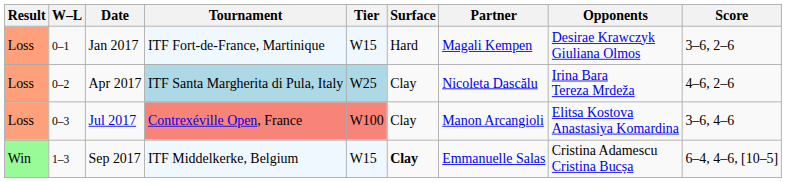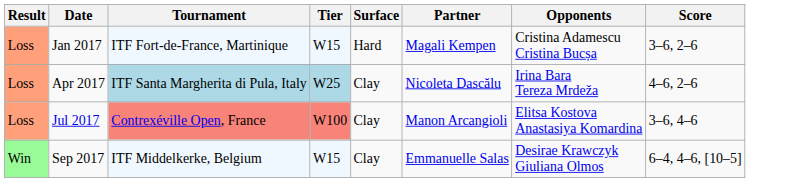- column: (67, 15)
(603, 45) Desirae Krawczyk Giuliana Olmos -> (568, 45) Cristina Adamescu Cristina Bucșa
(404, 158) bold -> (367, 158) normal
(605, 158) Cristina Adamescu Cristina Bucșa -> (567, 158) Desirae Krawczyk Giuliana Olmos
